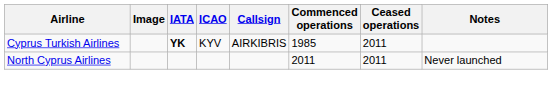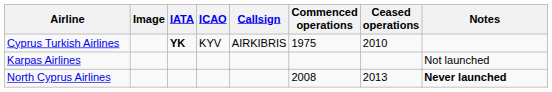(304, 43) 1985 -> (304, 43) 1975
(375, 43) 2011 -> (375, 43) 2010
+ row: (44, 60)
(303, 60) 2011 -> (304, 78) 2008
(375, 60) 2011 -> (375, 78) 2013
(463, 60) normal -> (465, 78) bold
